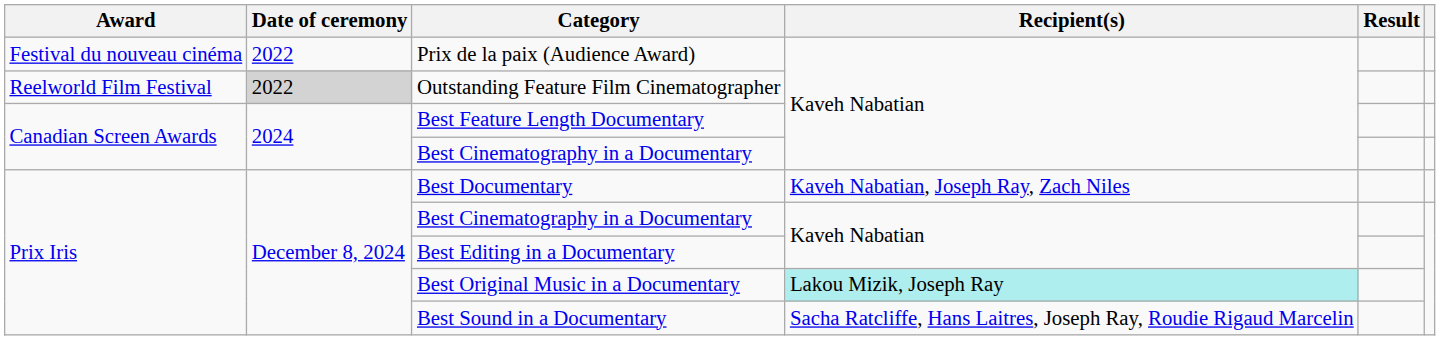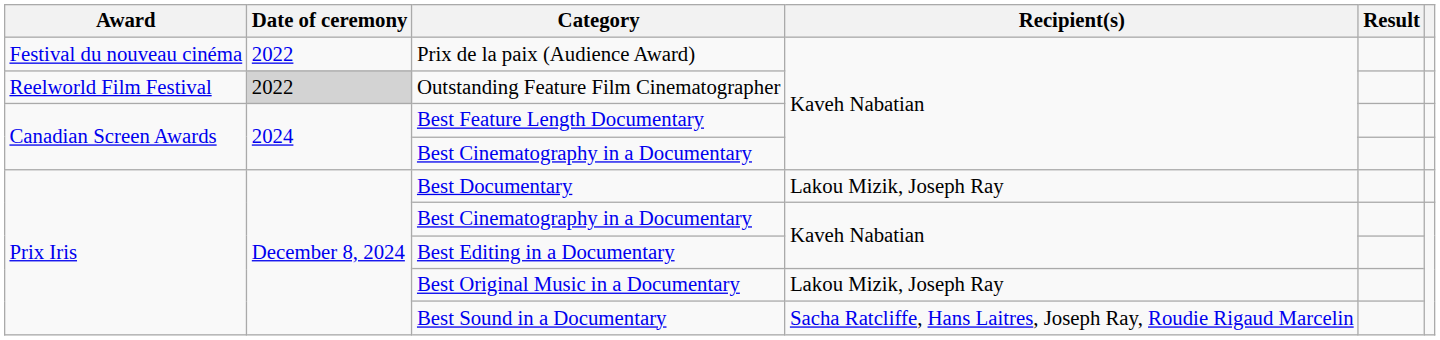(960, 185) Kaveh Nabatian, Joseph Ray, Zach Niles -> (897, 185) Lakou Mizik, Joseph Ray
(897, 284) paleturquoise background -> (897, 284) no background
